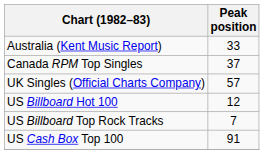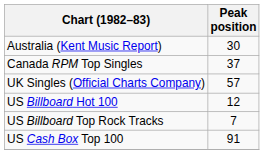(233, 45) 33 -> (233, 45) 30
